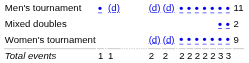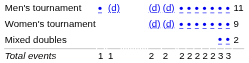rows swapped: (50, 39) <-> (36, 24)
